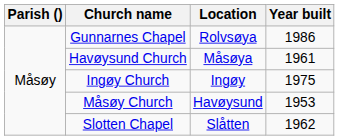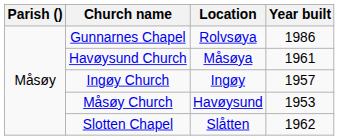(300, 80) 1975 -> (300, 80) 1957
